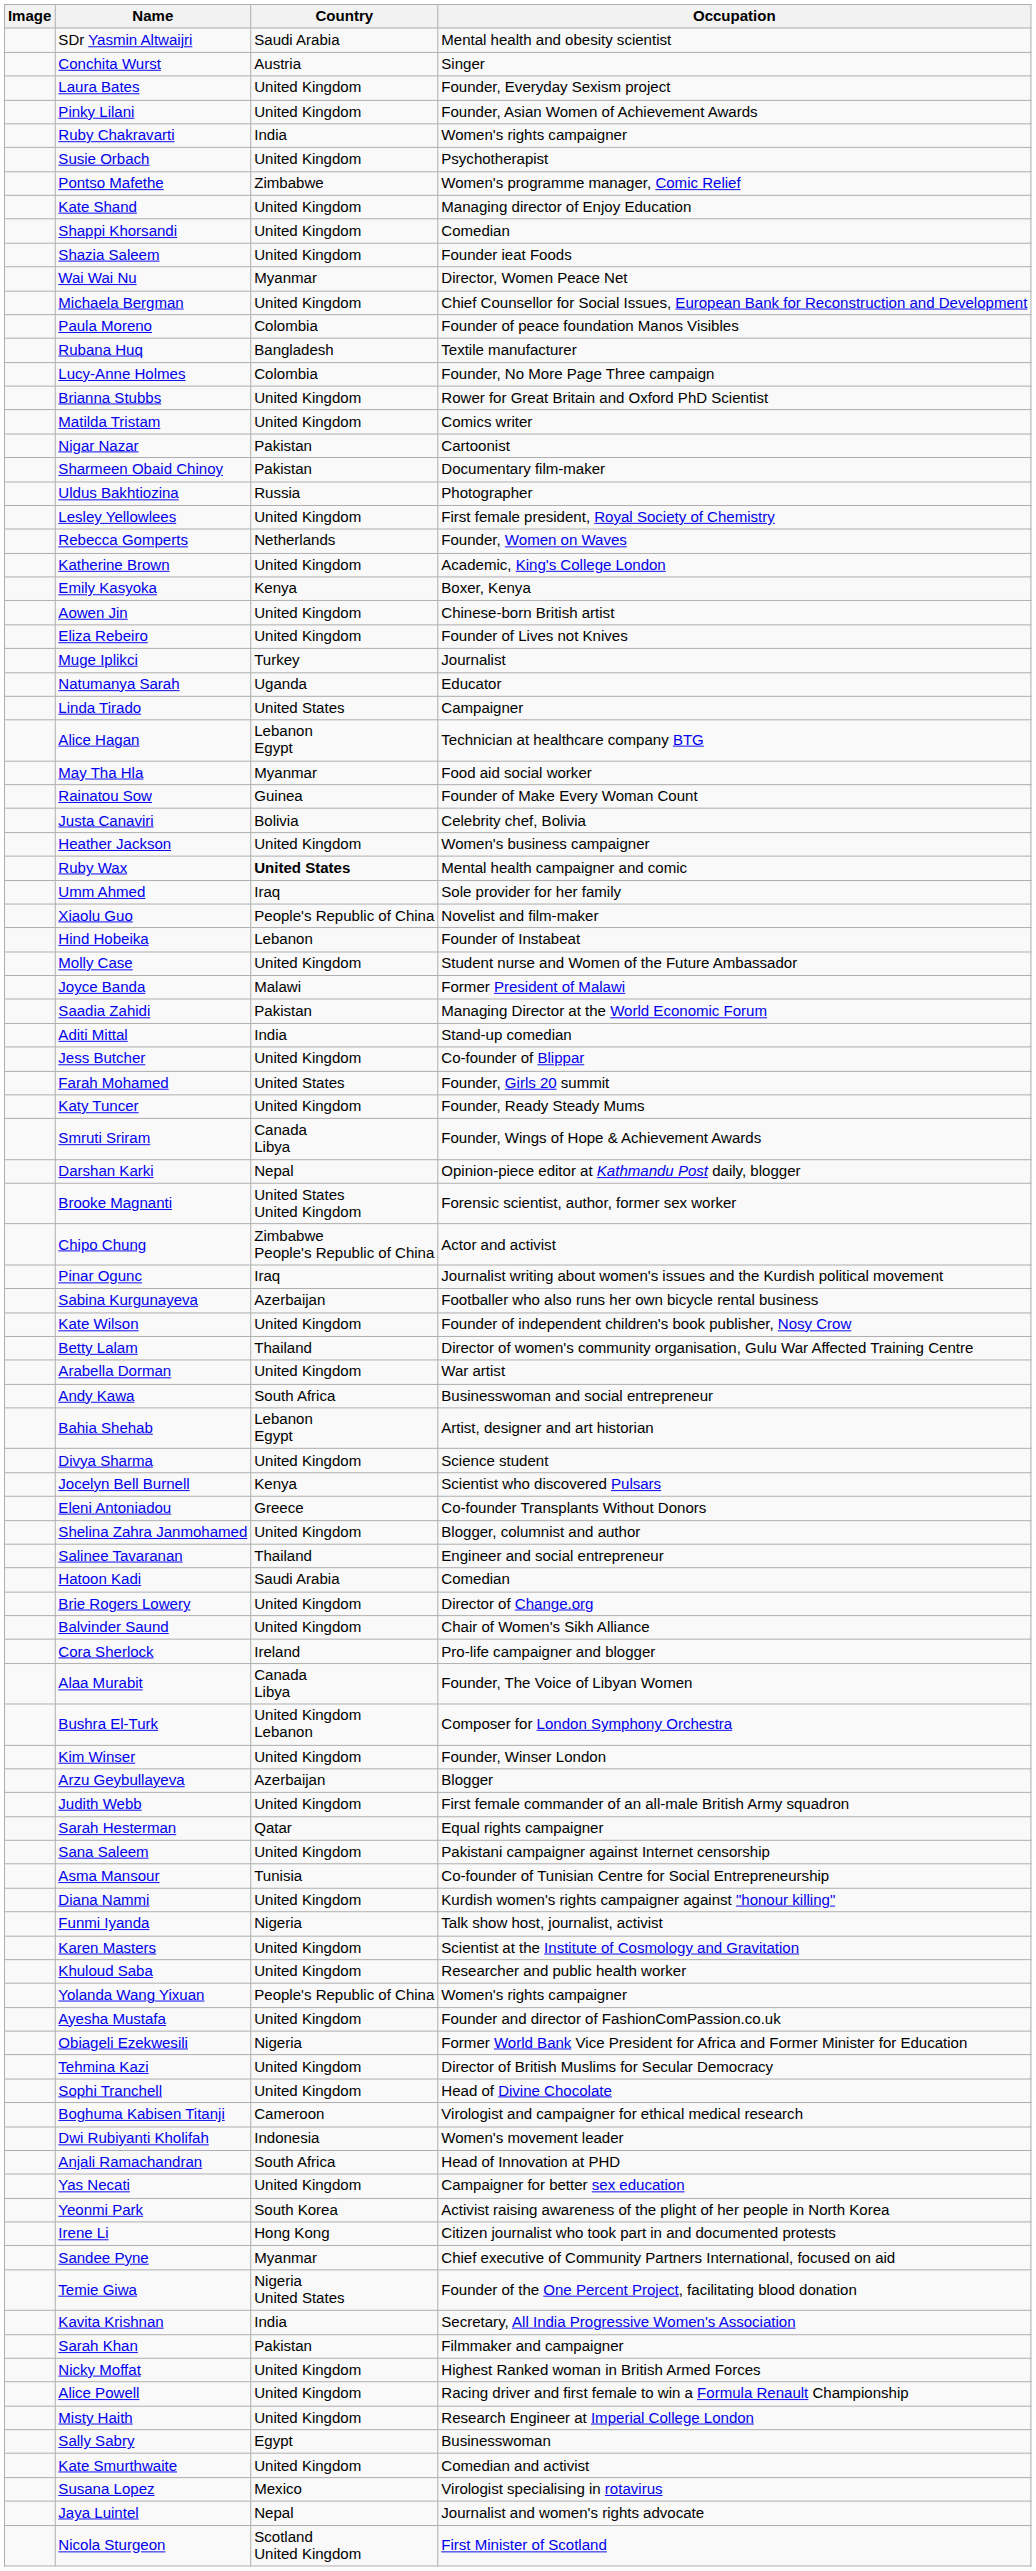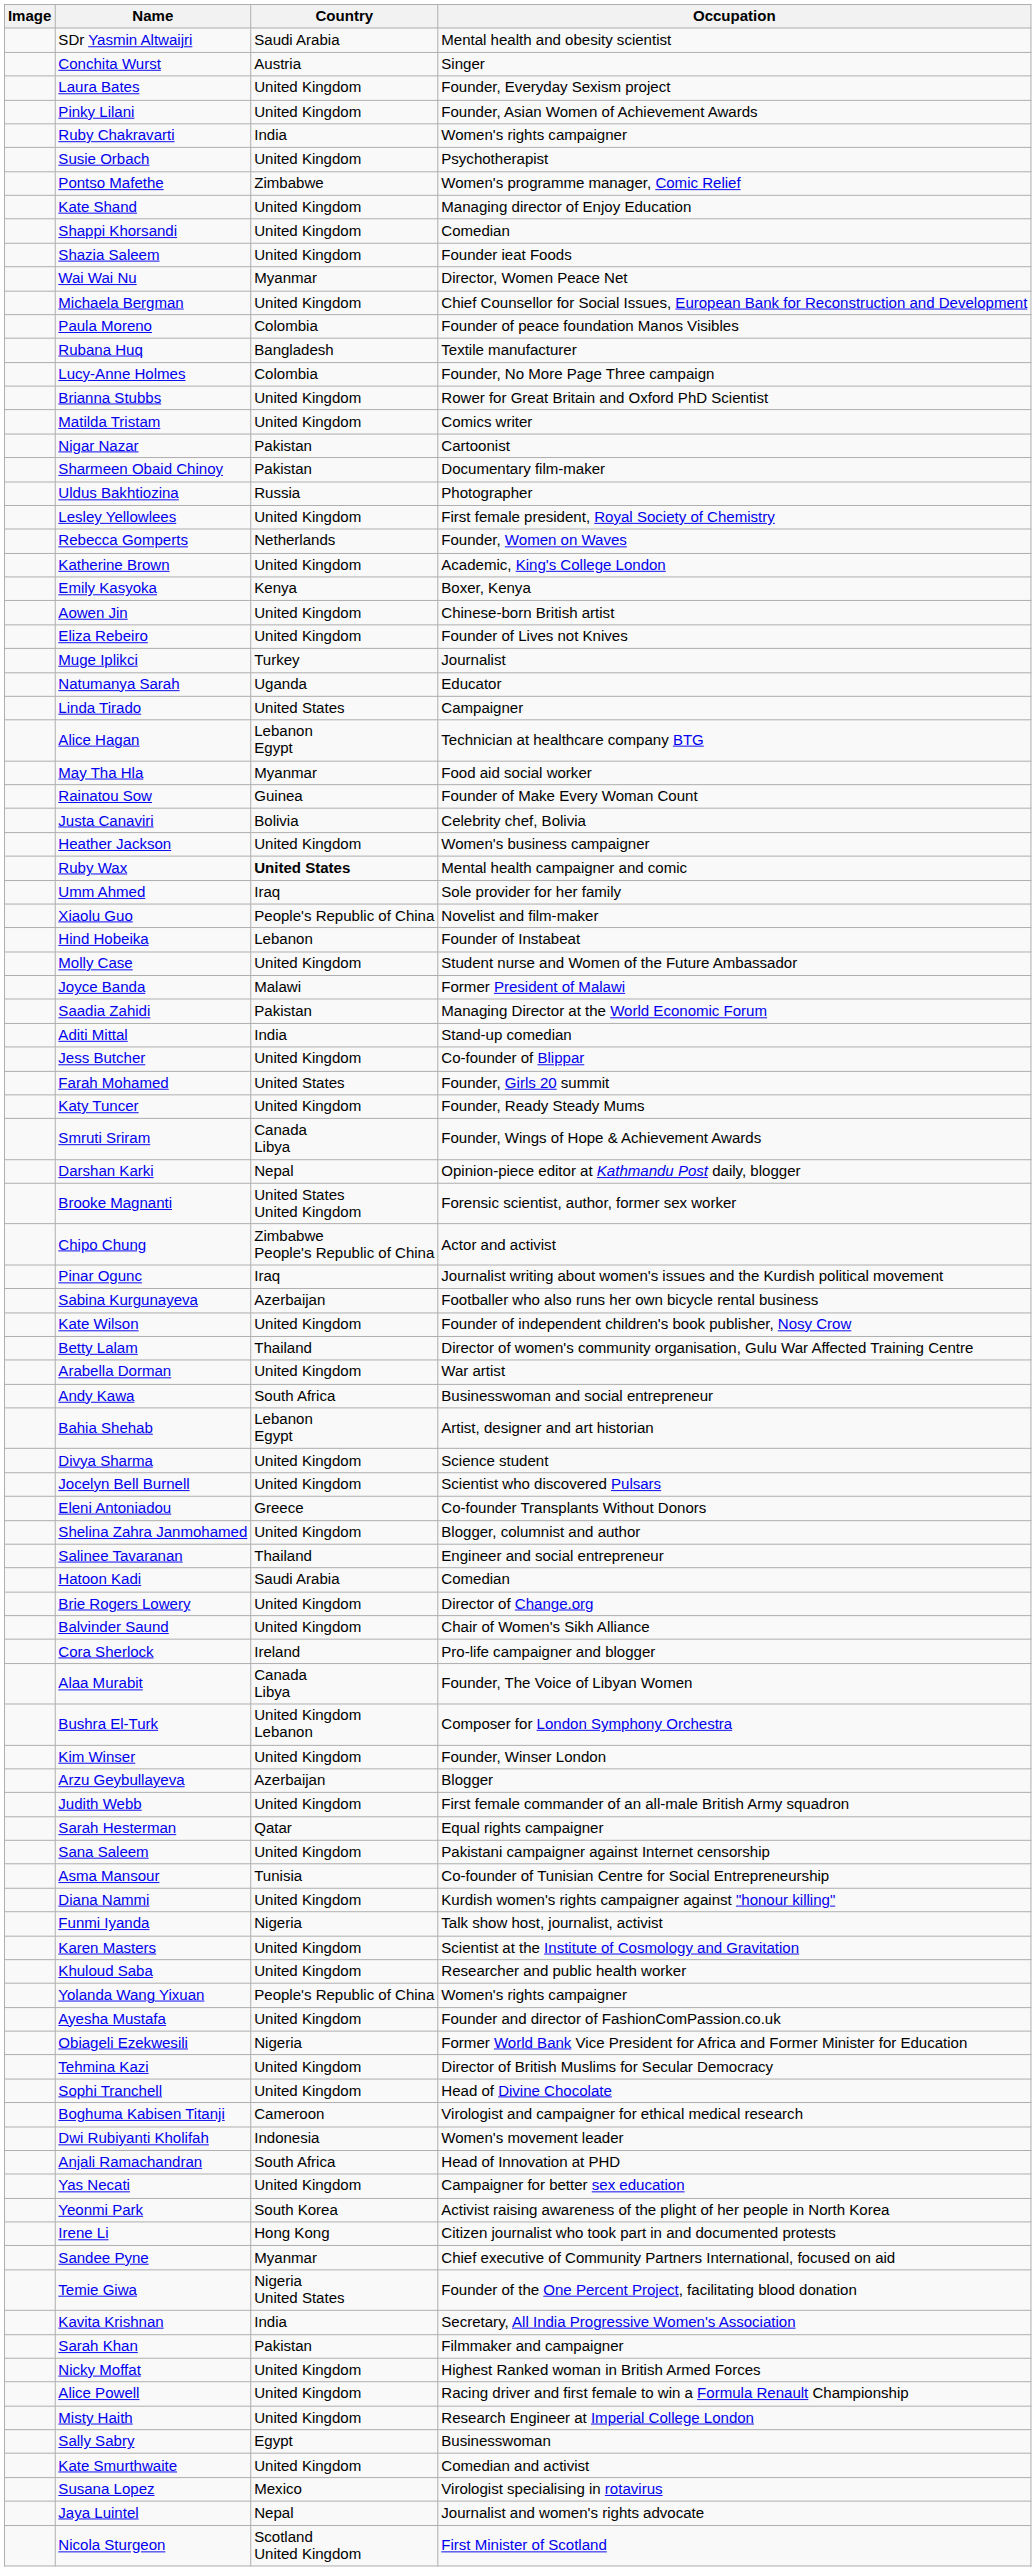(276, 1484) Kenya -> (308, 1484) United Kingdom
